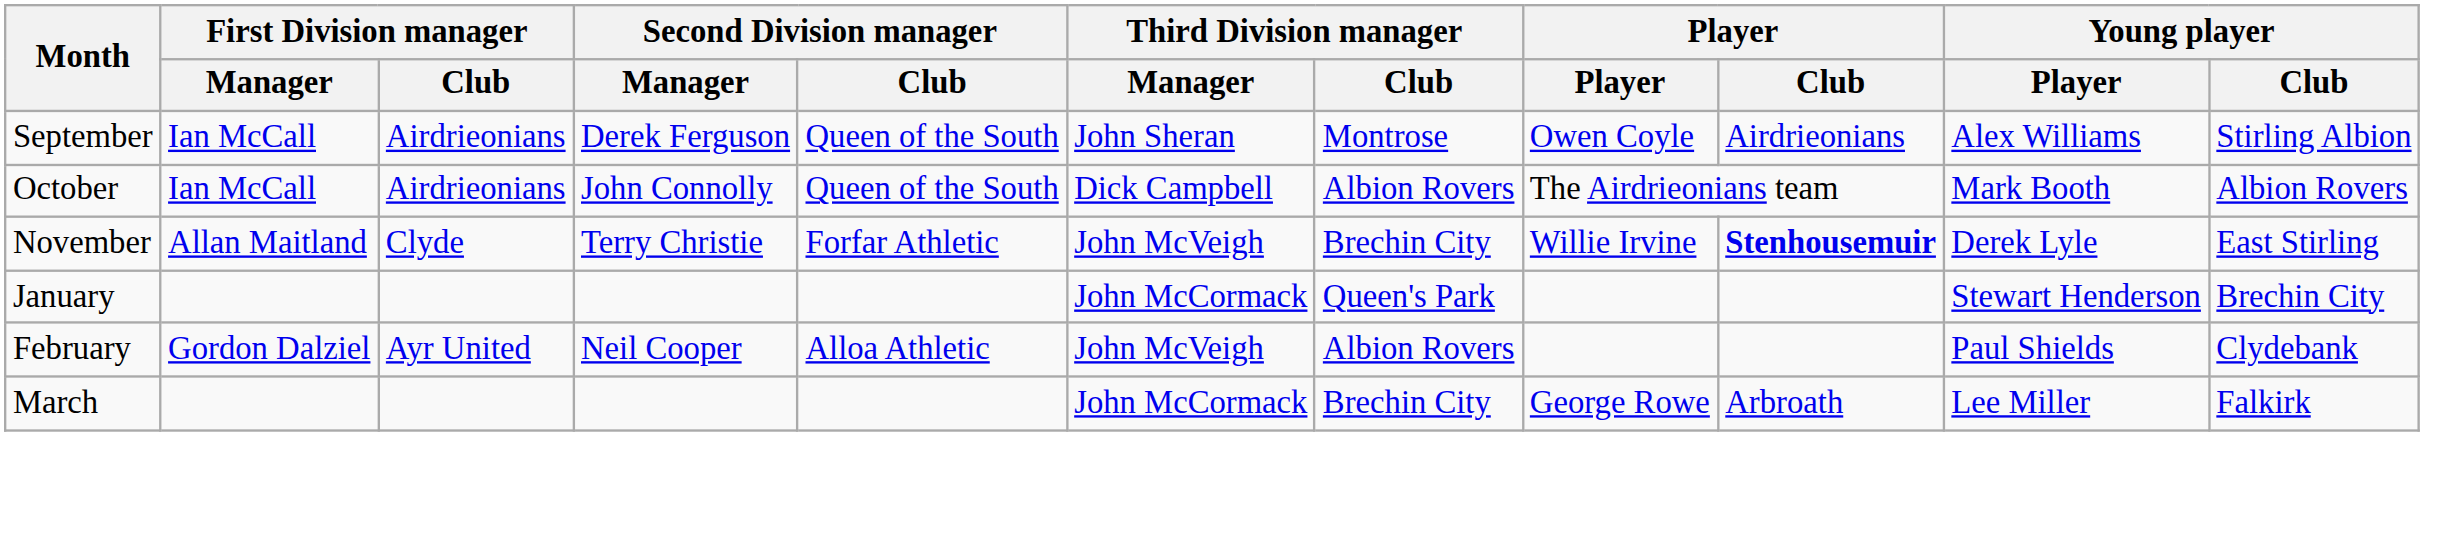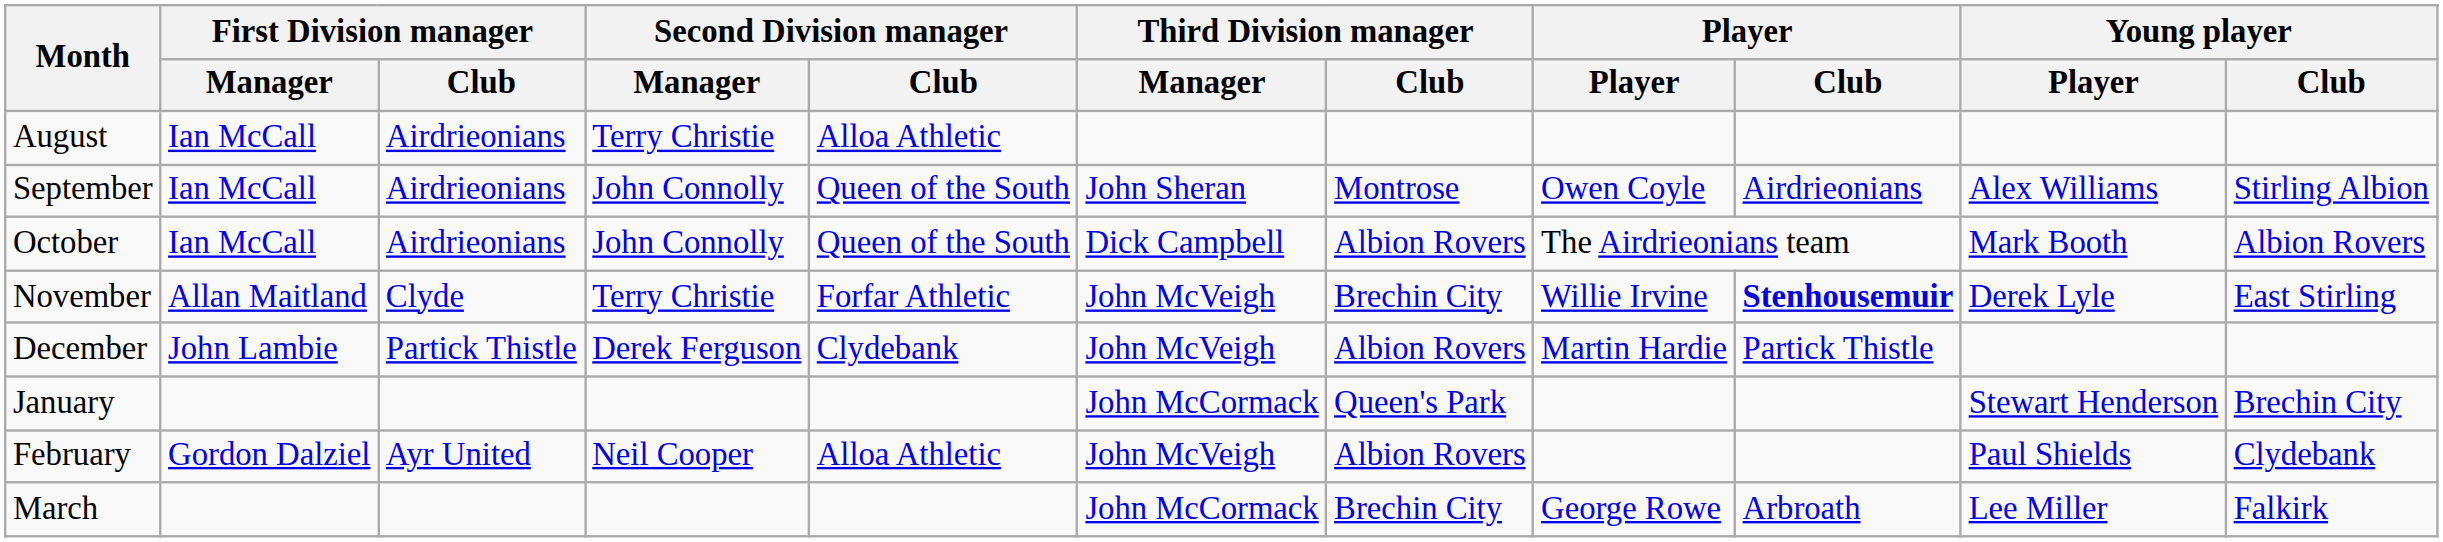+ row: (60, 136)
(686, 136) Derek Ferguson -> (688, 189) John Connolly
+ row: (80, 349)
